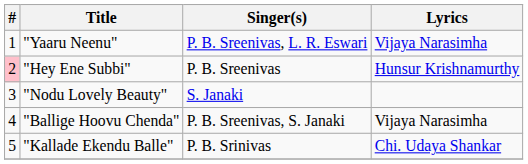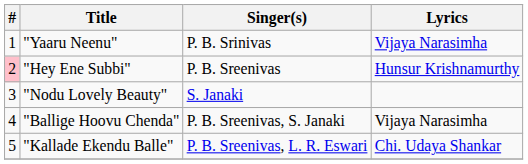(277, 43) P. B. Sreenivas, L. R. Eswari -> (229, 43) P. B. Srinivas
(229, 146) P. B. Srinivas -> (277, 146) P. B. Sreenivas, L. R. Eswari
